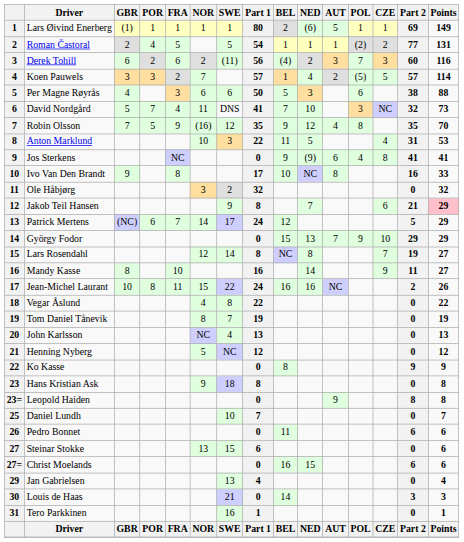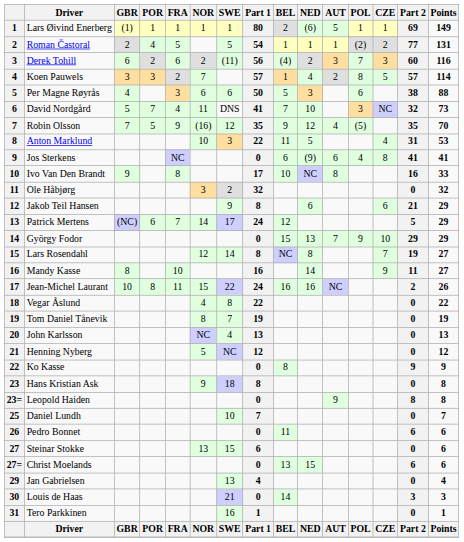(361, 76) (5) -> (361, 76) 8
(361, 125) 8 -> (361, 125) (5)
(285, 157) 9 -> (285, 157) 6
(310, 206) 7 -> (310, 206) 6
(444, 206) pink background -> (444, 206) no background
(285, 464) 16 -> (285, 464) 13
